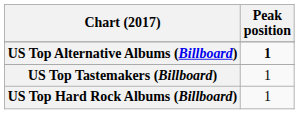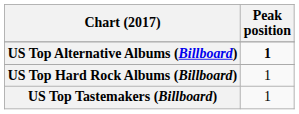rows swapped: (122, 97) <-> (123, 75)
